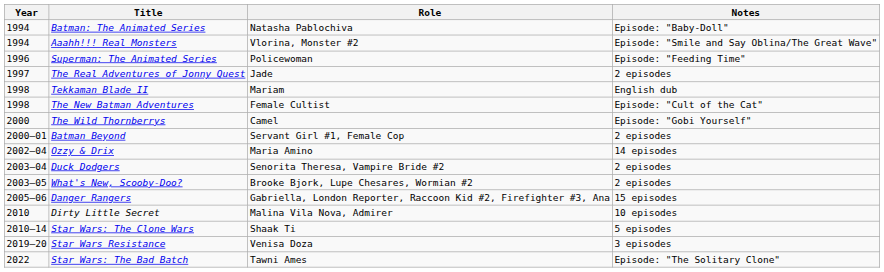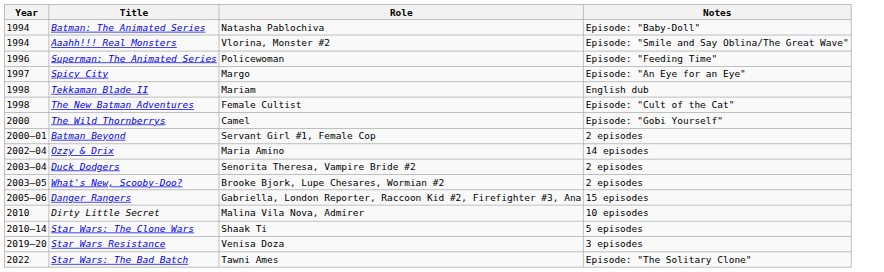- row: (148, 74)
+ row: (80, 74)
